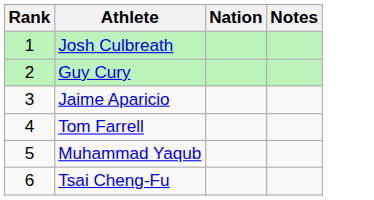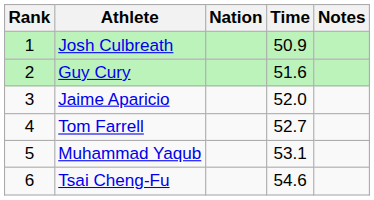+ column: (290, 18)
